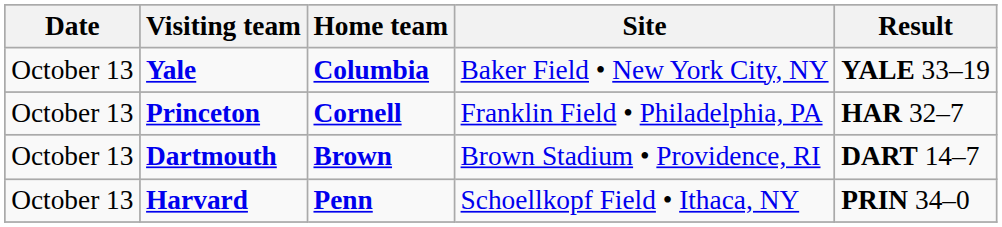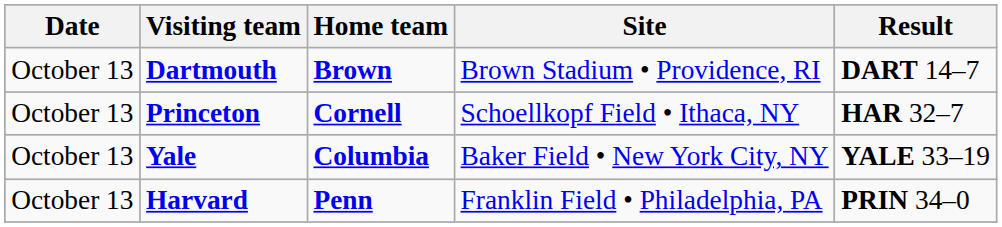rows swapped: (171, 69) <-> (211, 156)
(642, 112) Franklin Field • Philadelphia, PA -> (630, 112) Schoellkopf Field • Ithaca, NY
(630, 199) Schoellkopf Field • Ithaca, NY -> (642, 199) Franklin Field • Philadelphia, PA
